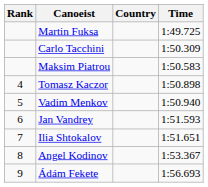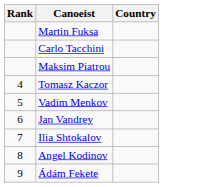- column: (181, 13)
